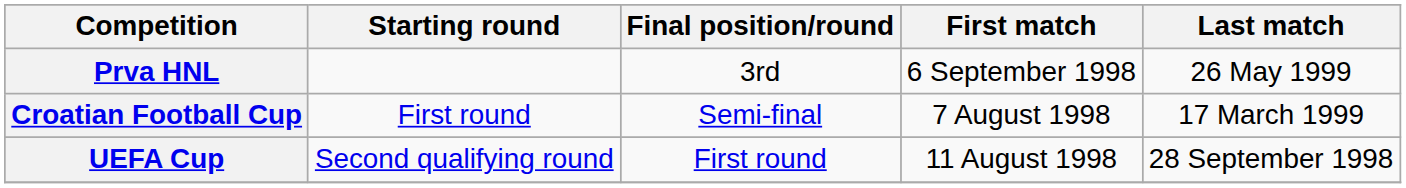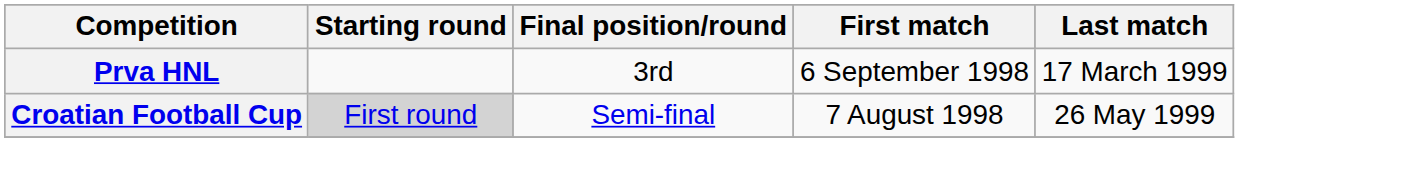(1271, 70) 26 May 1999 -> (1135, 70) 17 March 1999
(464, 114) no background -> (411, 114) lightgrey background
(1271, 114) 17 March 1999 -> (1135, 114) 26 May 1999
- row: (157, 159)
